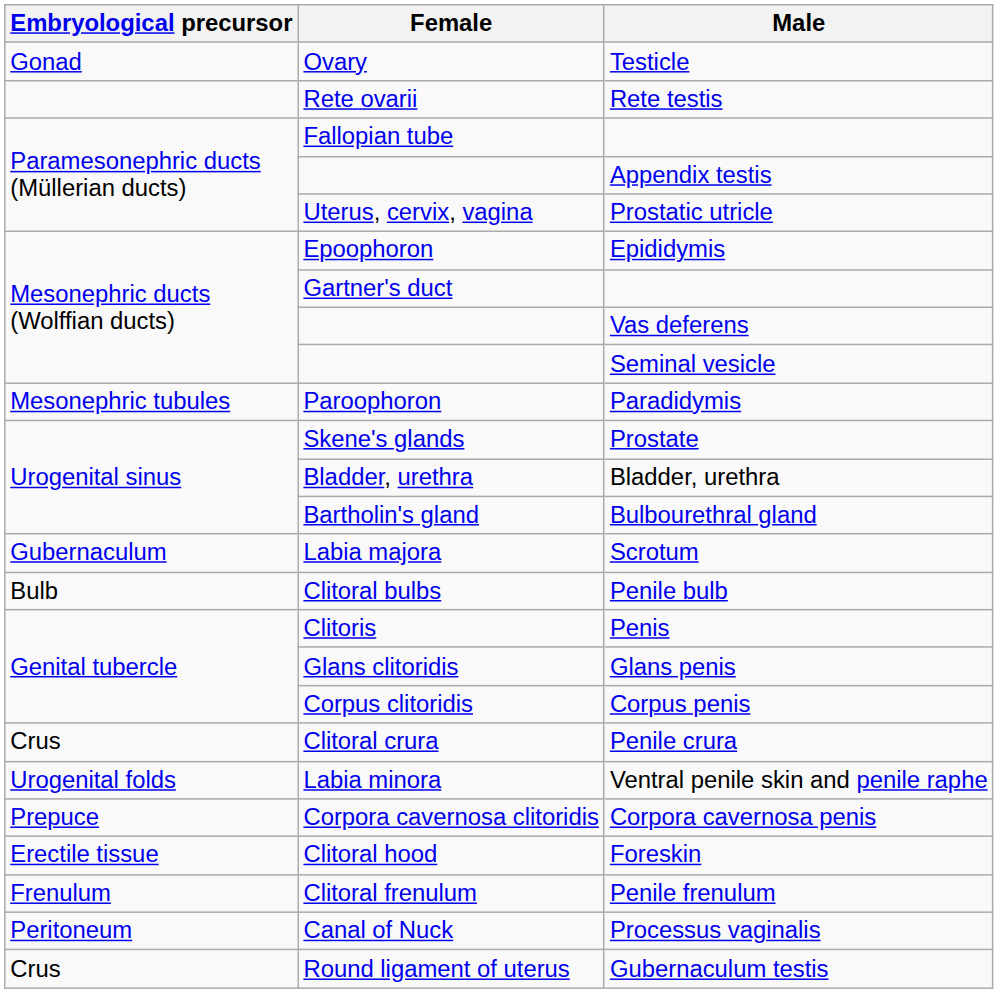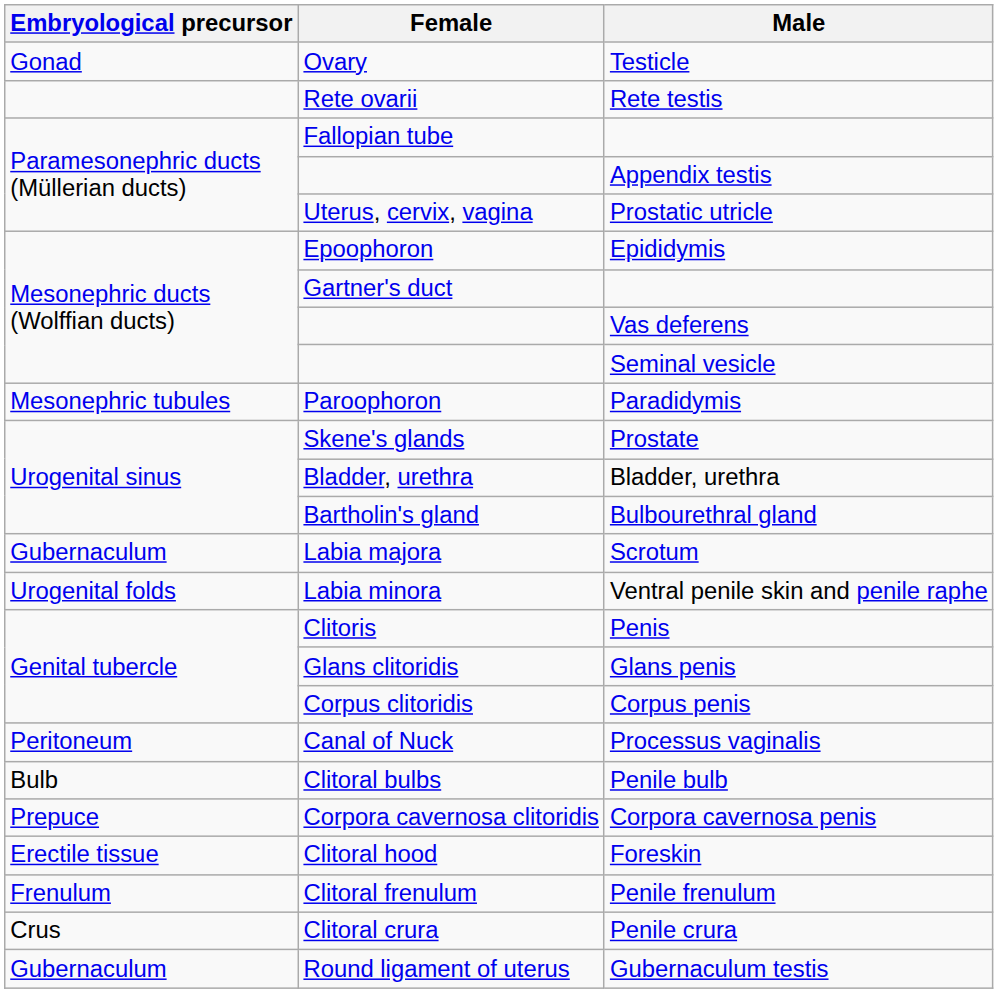rows swapped: (372, 779) <-> (372, 590)
rows swapped: (371, 741) <-> (378, 930)
(35, 968) Crus -> (88, 968) Gubernaculum
